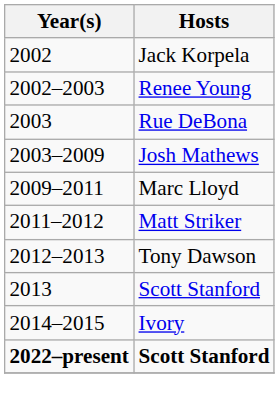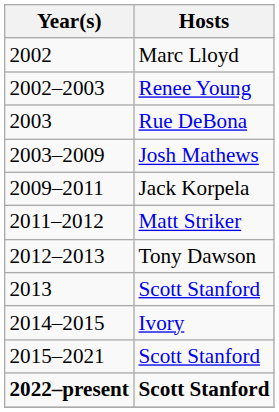(194, 54) Jack Korpela -> (189, 54) Marc Lloyd
(189, 188) Marc Lloyd -> (194, 188) Jack Korpela
+ row: (57, 356)
